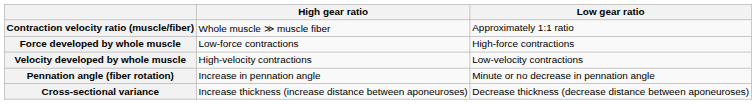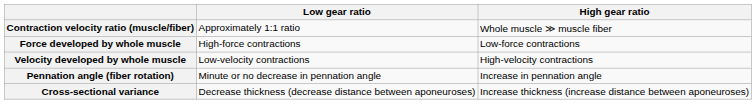columns swapped: (333, 12) <-> (611, 12)
